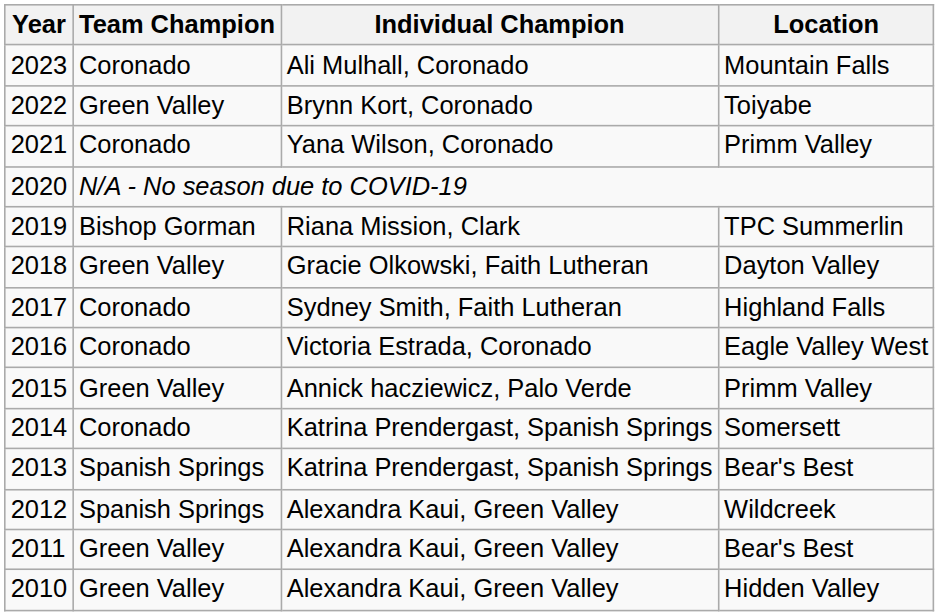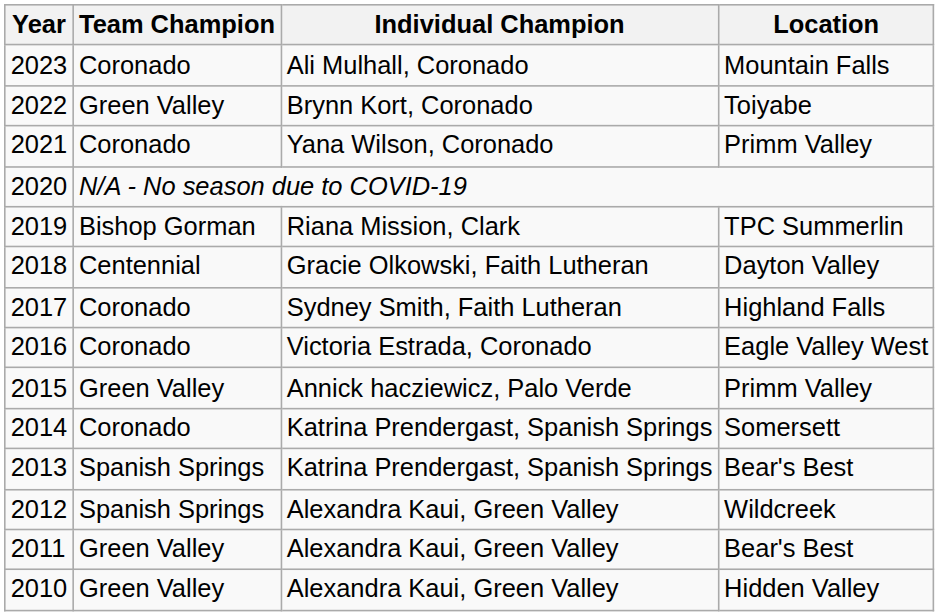(152, 266) Green Valley -> (140, 266) Centennial
